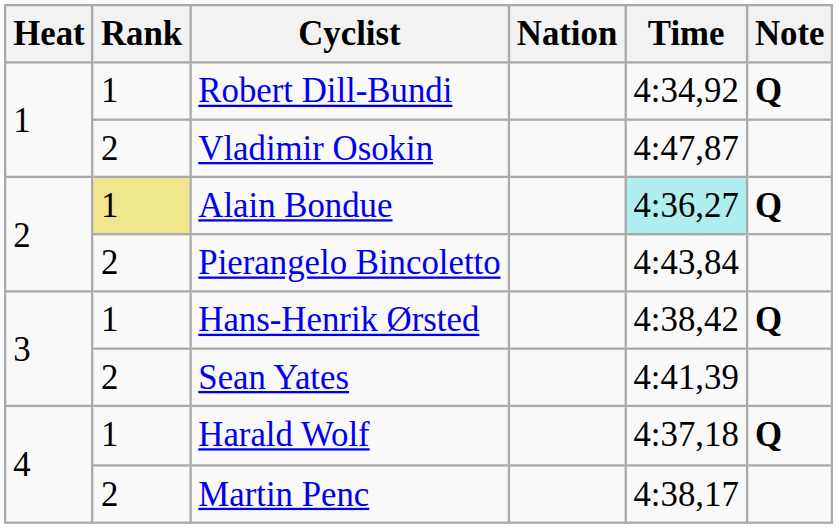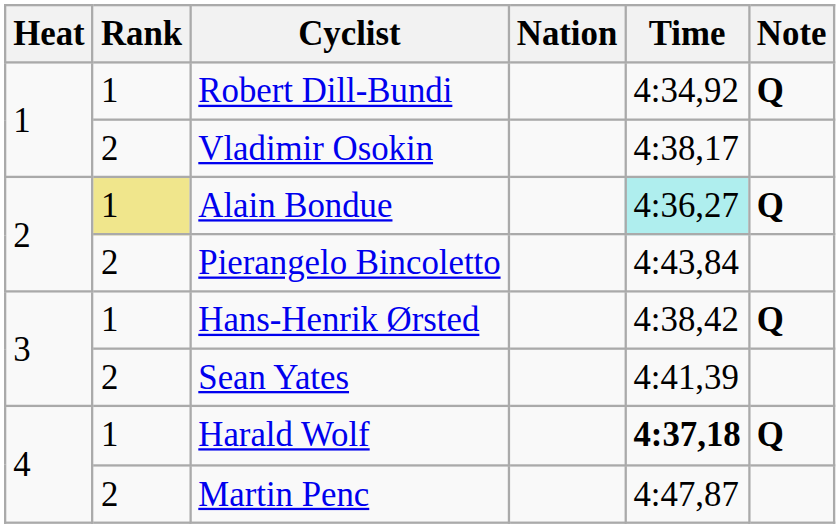(686, 148) 4:47,87 -> (686, 148) 4:38,17
(686, 435) normal -> (687, 435) bold
(686, 492) 4:38,17 -> (686, 492) 4:47,87
